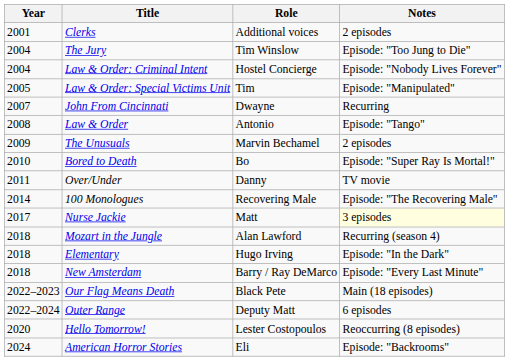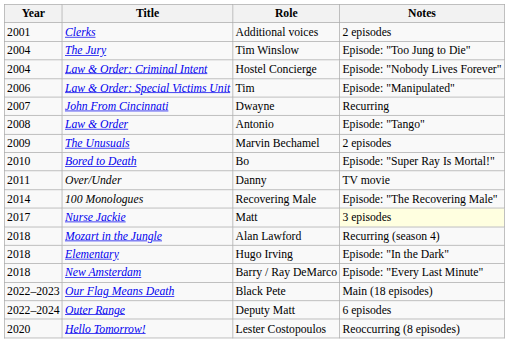(19, 87) 2005 -> (19, 87) 2006
- row: (124, 347)
